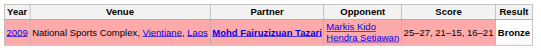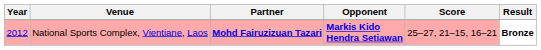(17, 33) 2009 -> (17, 33) 2012
(363, 33) normal -> (365, 33) bold
